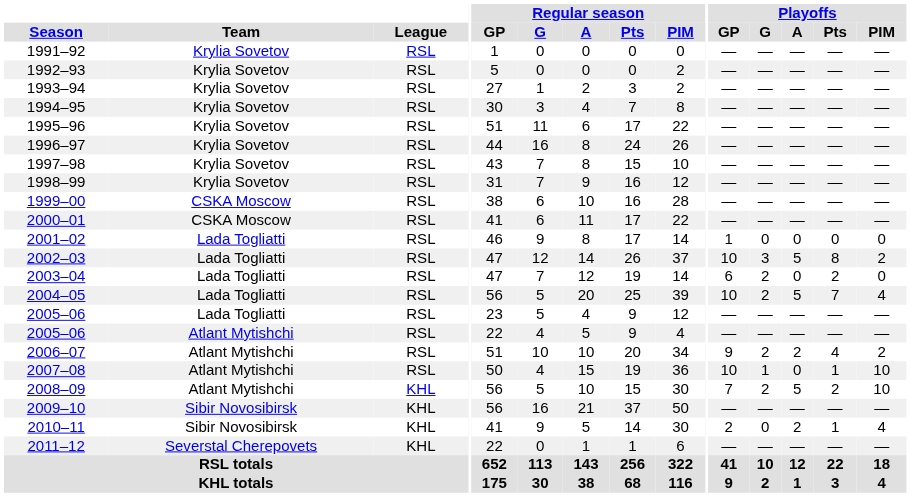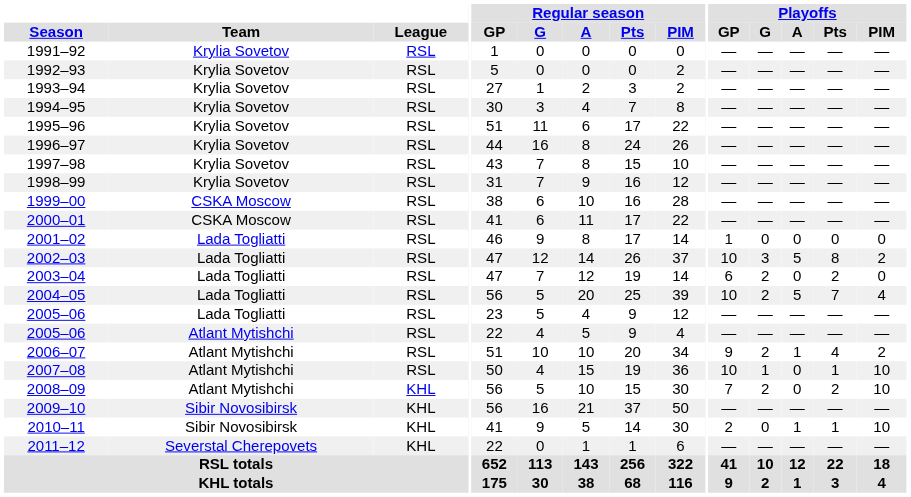(797, 351) 2 -> (797, 351) 1
(797, 389) 5 -> (797, 389) 0
(797, 427) 2 -> (797, 427) 1
(882, 427) 4 -> (882, 427) 10
